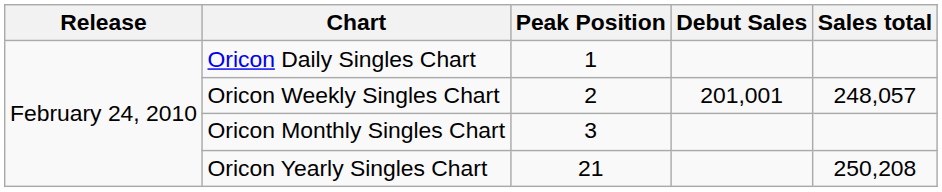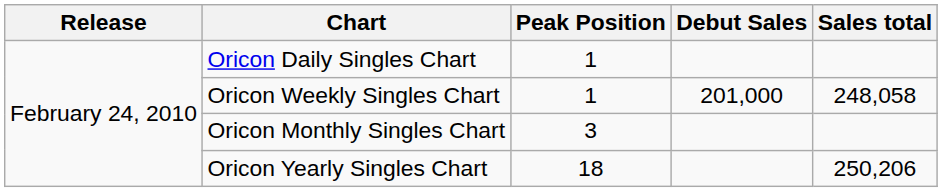(591, 95) 2 -> (591, 95) 1
(742, 95) 201,001 -> (742, 95) 201,000
(875, 95) 248,057 -> (875, 95) 248,058
(591, 167) 21 -> (591, 167) 18
(875, 167) 250,208 -> (875, 167) 250,206
